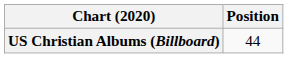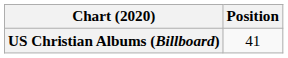(253, 40) 44 -> (253, 40) 41
